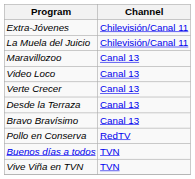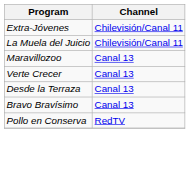- row: (31, 74)
- row: (51, 151)
- row: (45, 167)
